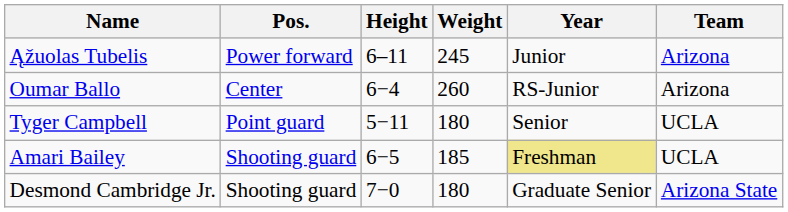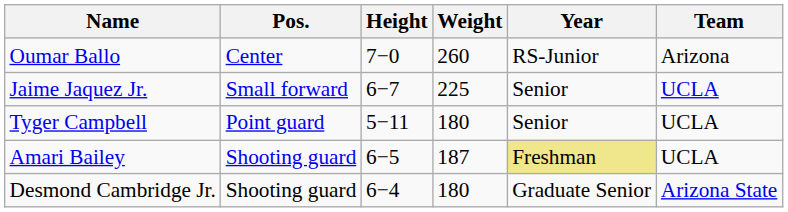- row: (78, 55)
(383, 88) 6−4 -> (383, 55) 7−0
+ row: (78, 88)
(453, 156) 185 -> (453, 156) 187
(383, 190) 7−0 -> (383, 190) 6−4
